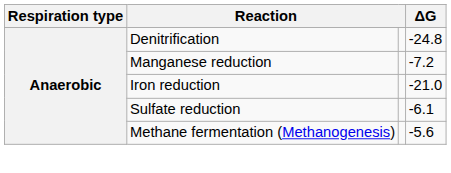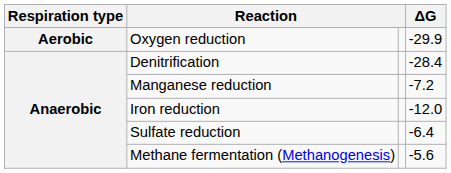+ row: (188, 39)
(425, 39) -24.8 -> (425, 62) -28.4
(425, 86) -21.0 -> (425, 109) -12.0
(421, 109) -6.1 -> (421, 132) -6.4
